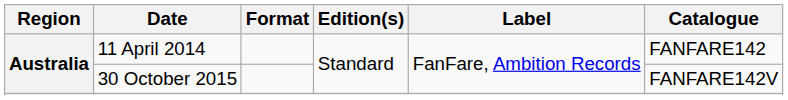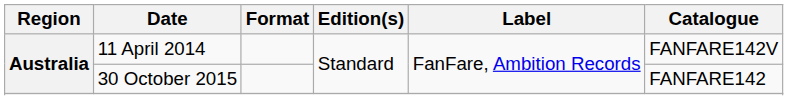(708, 49) FANFARE142 -> (714, 49) FANFARE142V
(714, 78) FANFARE142V -> (708, 78) FANFARE142
